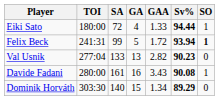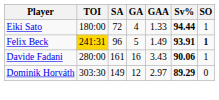(92, 42) no background -> (92, 42) gold background
(117, 42) 99 -> (117, 42) 96
(158, 42) 1.72 -> (158, 42) 1.49
(184, 42) 93.94 -> (184, 42) 93.91
- row: (26, 57)
(184, 73) 90.08 -> (184, 57) 90.06
(117, 88) 140 -> (117, 73) 149
(136, 88) 15 -> (136, 73) 12
(158, 88) 1.34 -> (158, 73) 2.97
